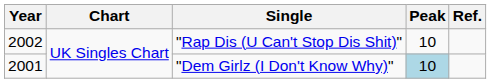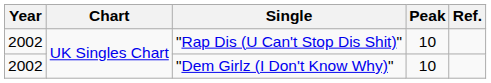(25, 66) 2001 -> (25, 66) 2002
(427, 66) lightblue background -> (427, 66) no background
